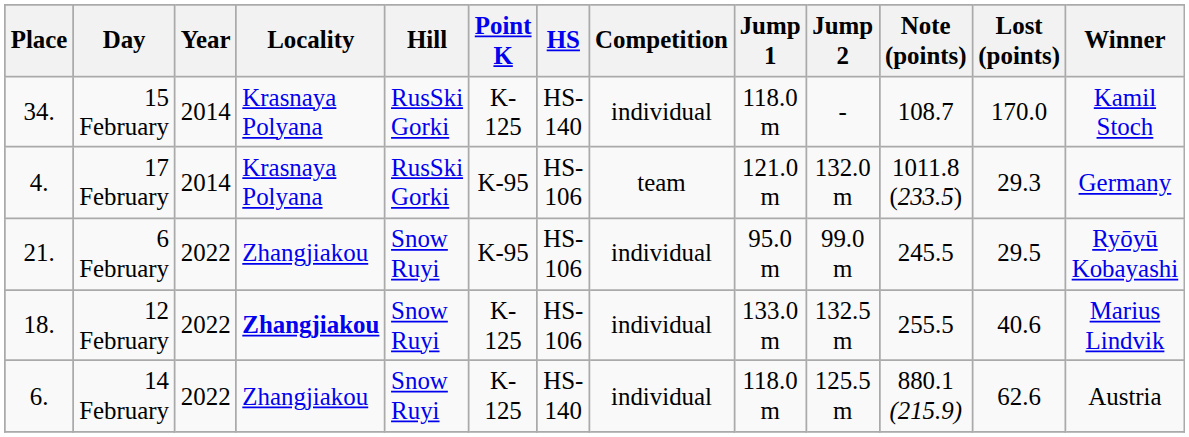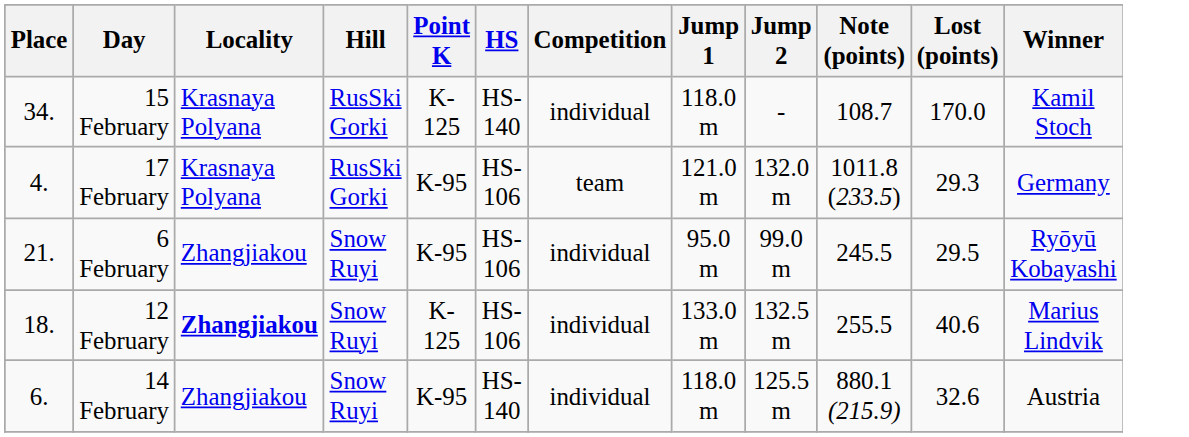- column: (206, 40)
(503, 396) K-125 -> (442, 396) K-95
(1019, 396) 62.6 -> (958, 396) 32.6
